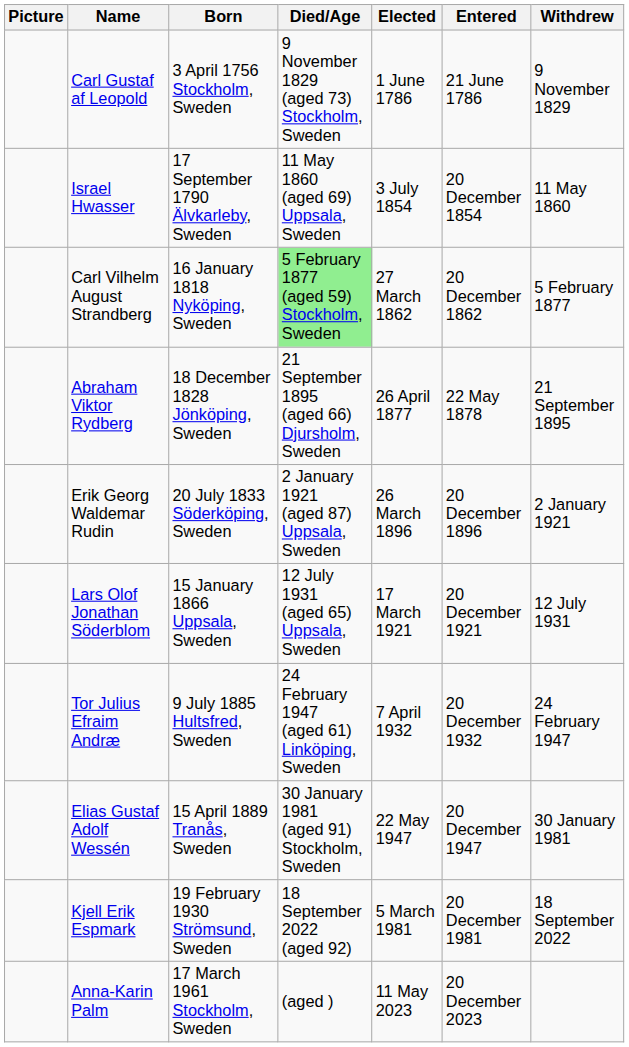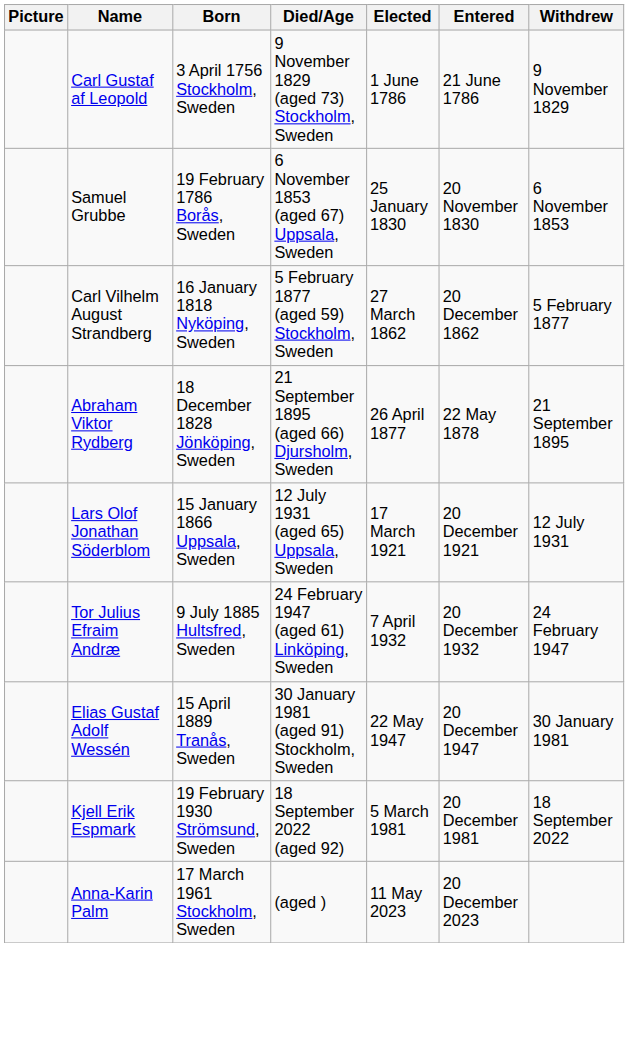+ row: (99, 206)
- row: (103, 197)
(322, 297) lightgreen background -> (315, 315) no background
- row: (110, 514)
